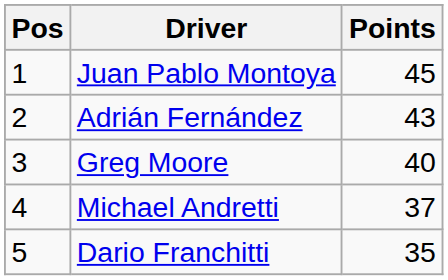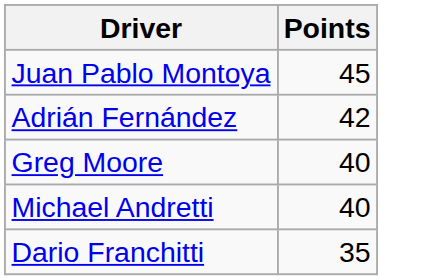- column: (38, 28)
(420, 118) 43 -> (355, 118) 42
(420, 208) 37 -> (355, 208) 40
